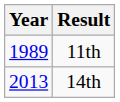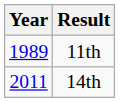(29, 81) 2013 -> (29, 81) 2011
